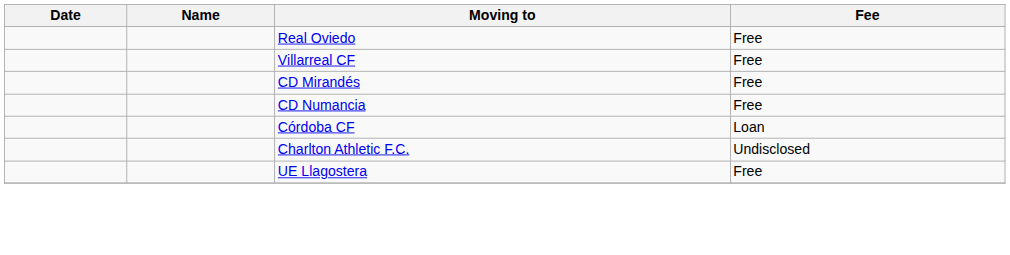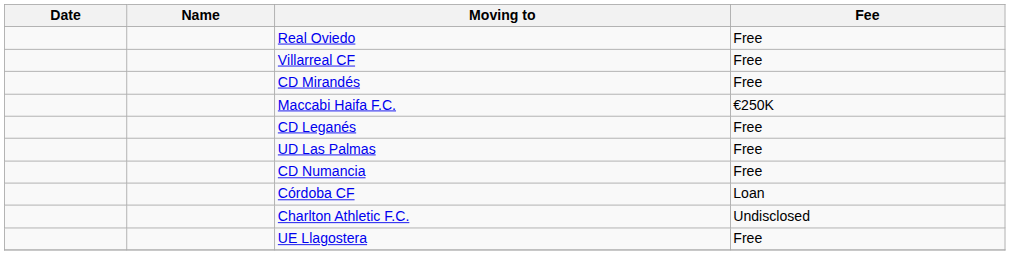+ row: (337, 104)
+ row: (317, 127)
+ row: (327, 149)
